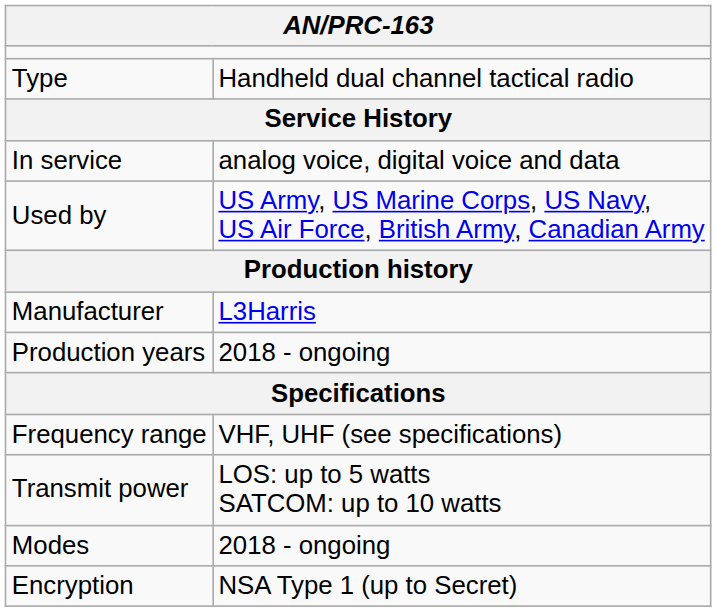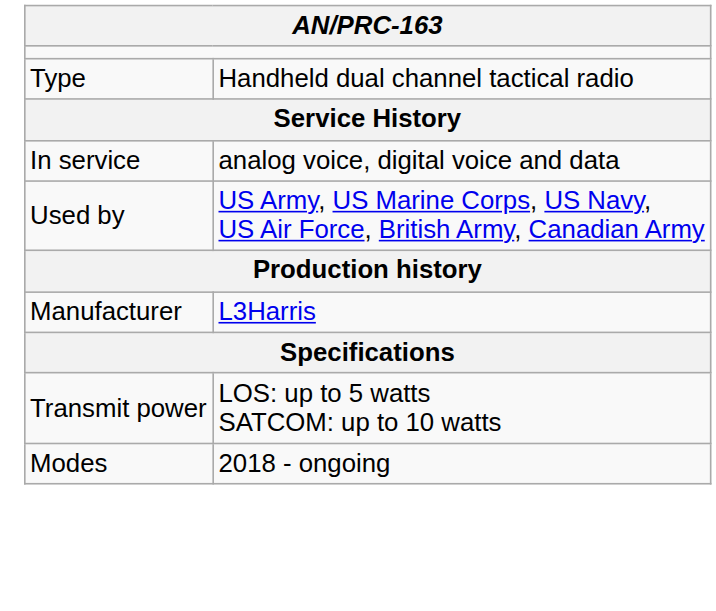- row: (109, 352)
- row: (109, 434)
- row: (73, 585)
